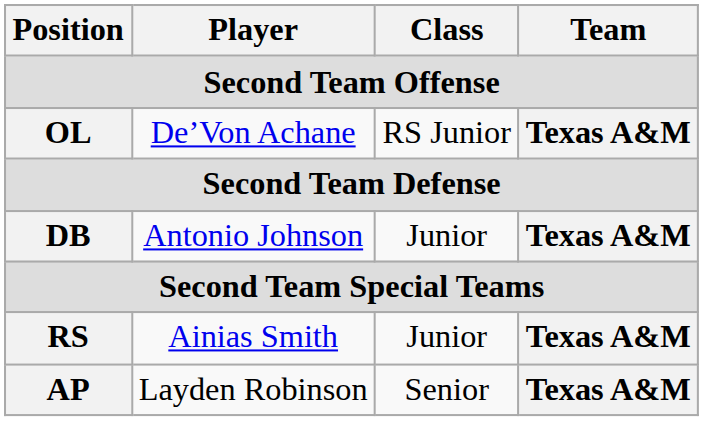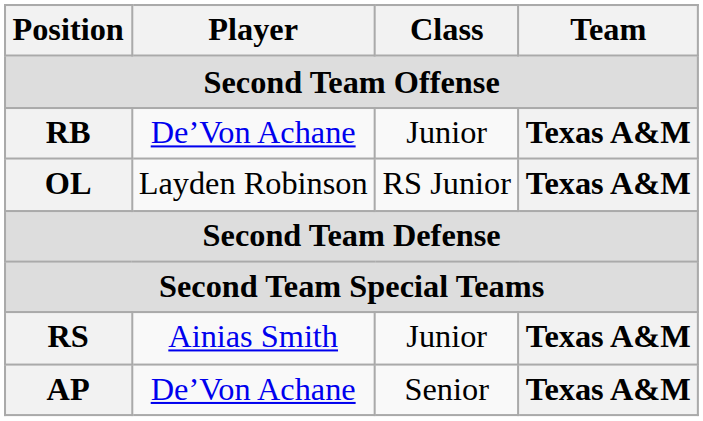+ row: (68, 132)
(253, 132) De’Von Achane -> (253, 183) Layden Robinson
- row: (68, 235)
(253, 388) Layden Robinson -> (253, 388) De’Von Achane
